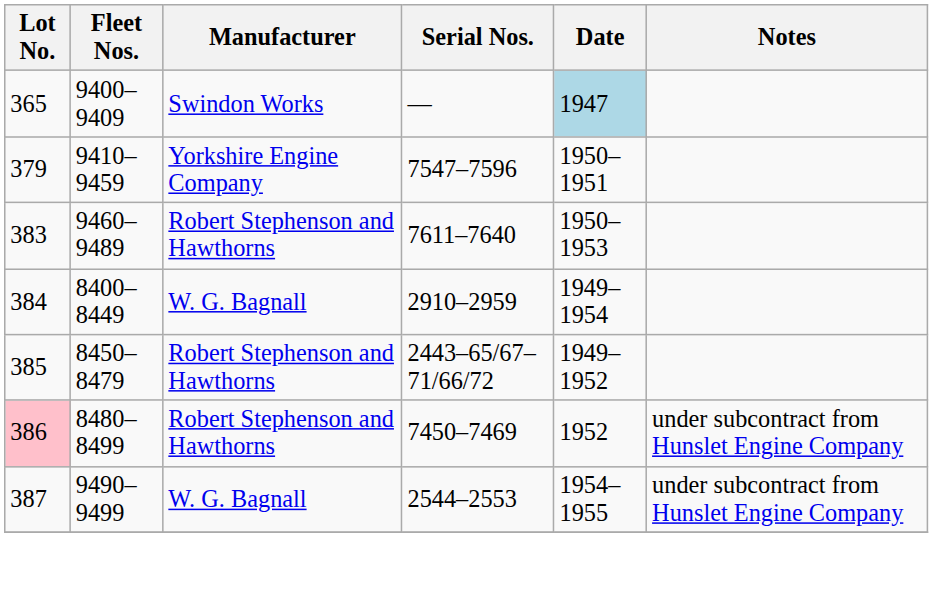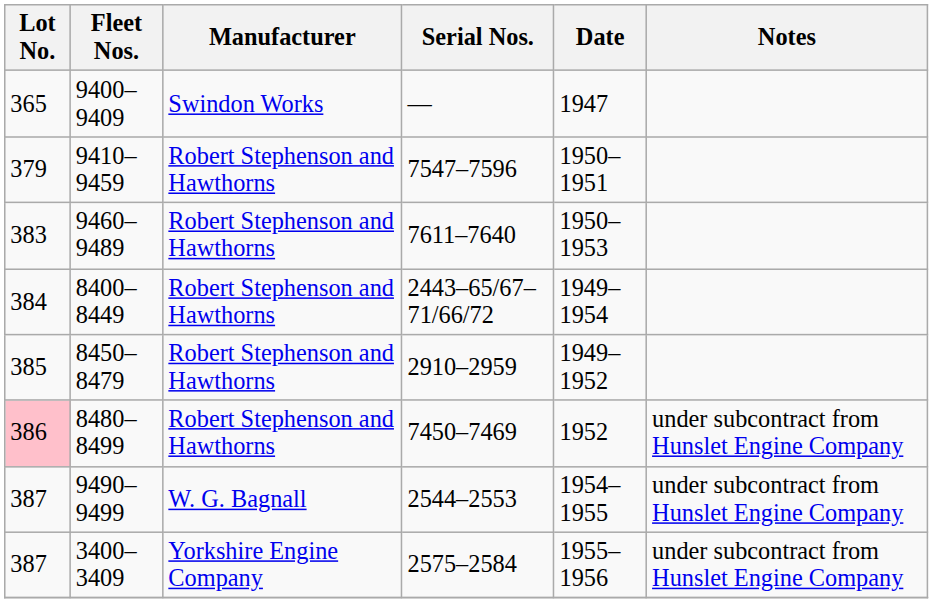(584, 103) lightblue background -> (584, 103) no background
(253, 169) Yorkshire Engine Company -> (281, 169) Robert Stephenson and Hawthorns
(237, 301) W. G. Bagnall -> (281, 301) Robert Stephenson and Hawthorns
(462, 301) 2910–2959 -> (472, 301) 2443–65/67–71/66/72
(472, 367) 2443–65/67–71/66/72 -> (462, 367) 2910–2959
+ row: (106, 564)
